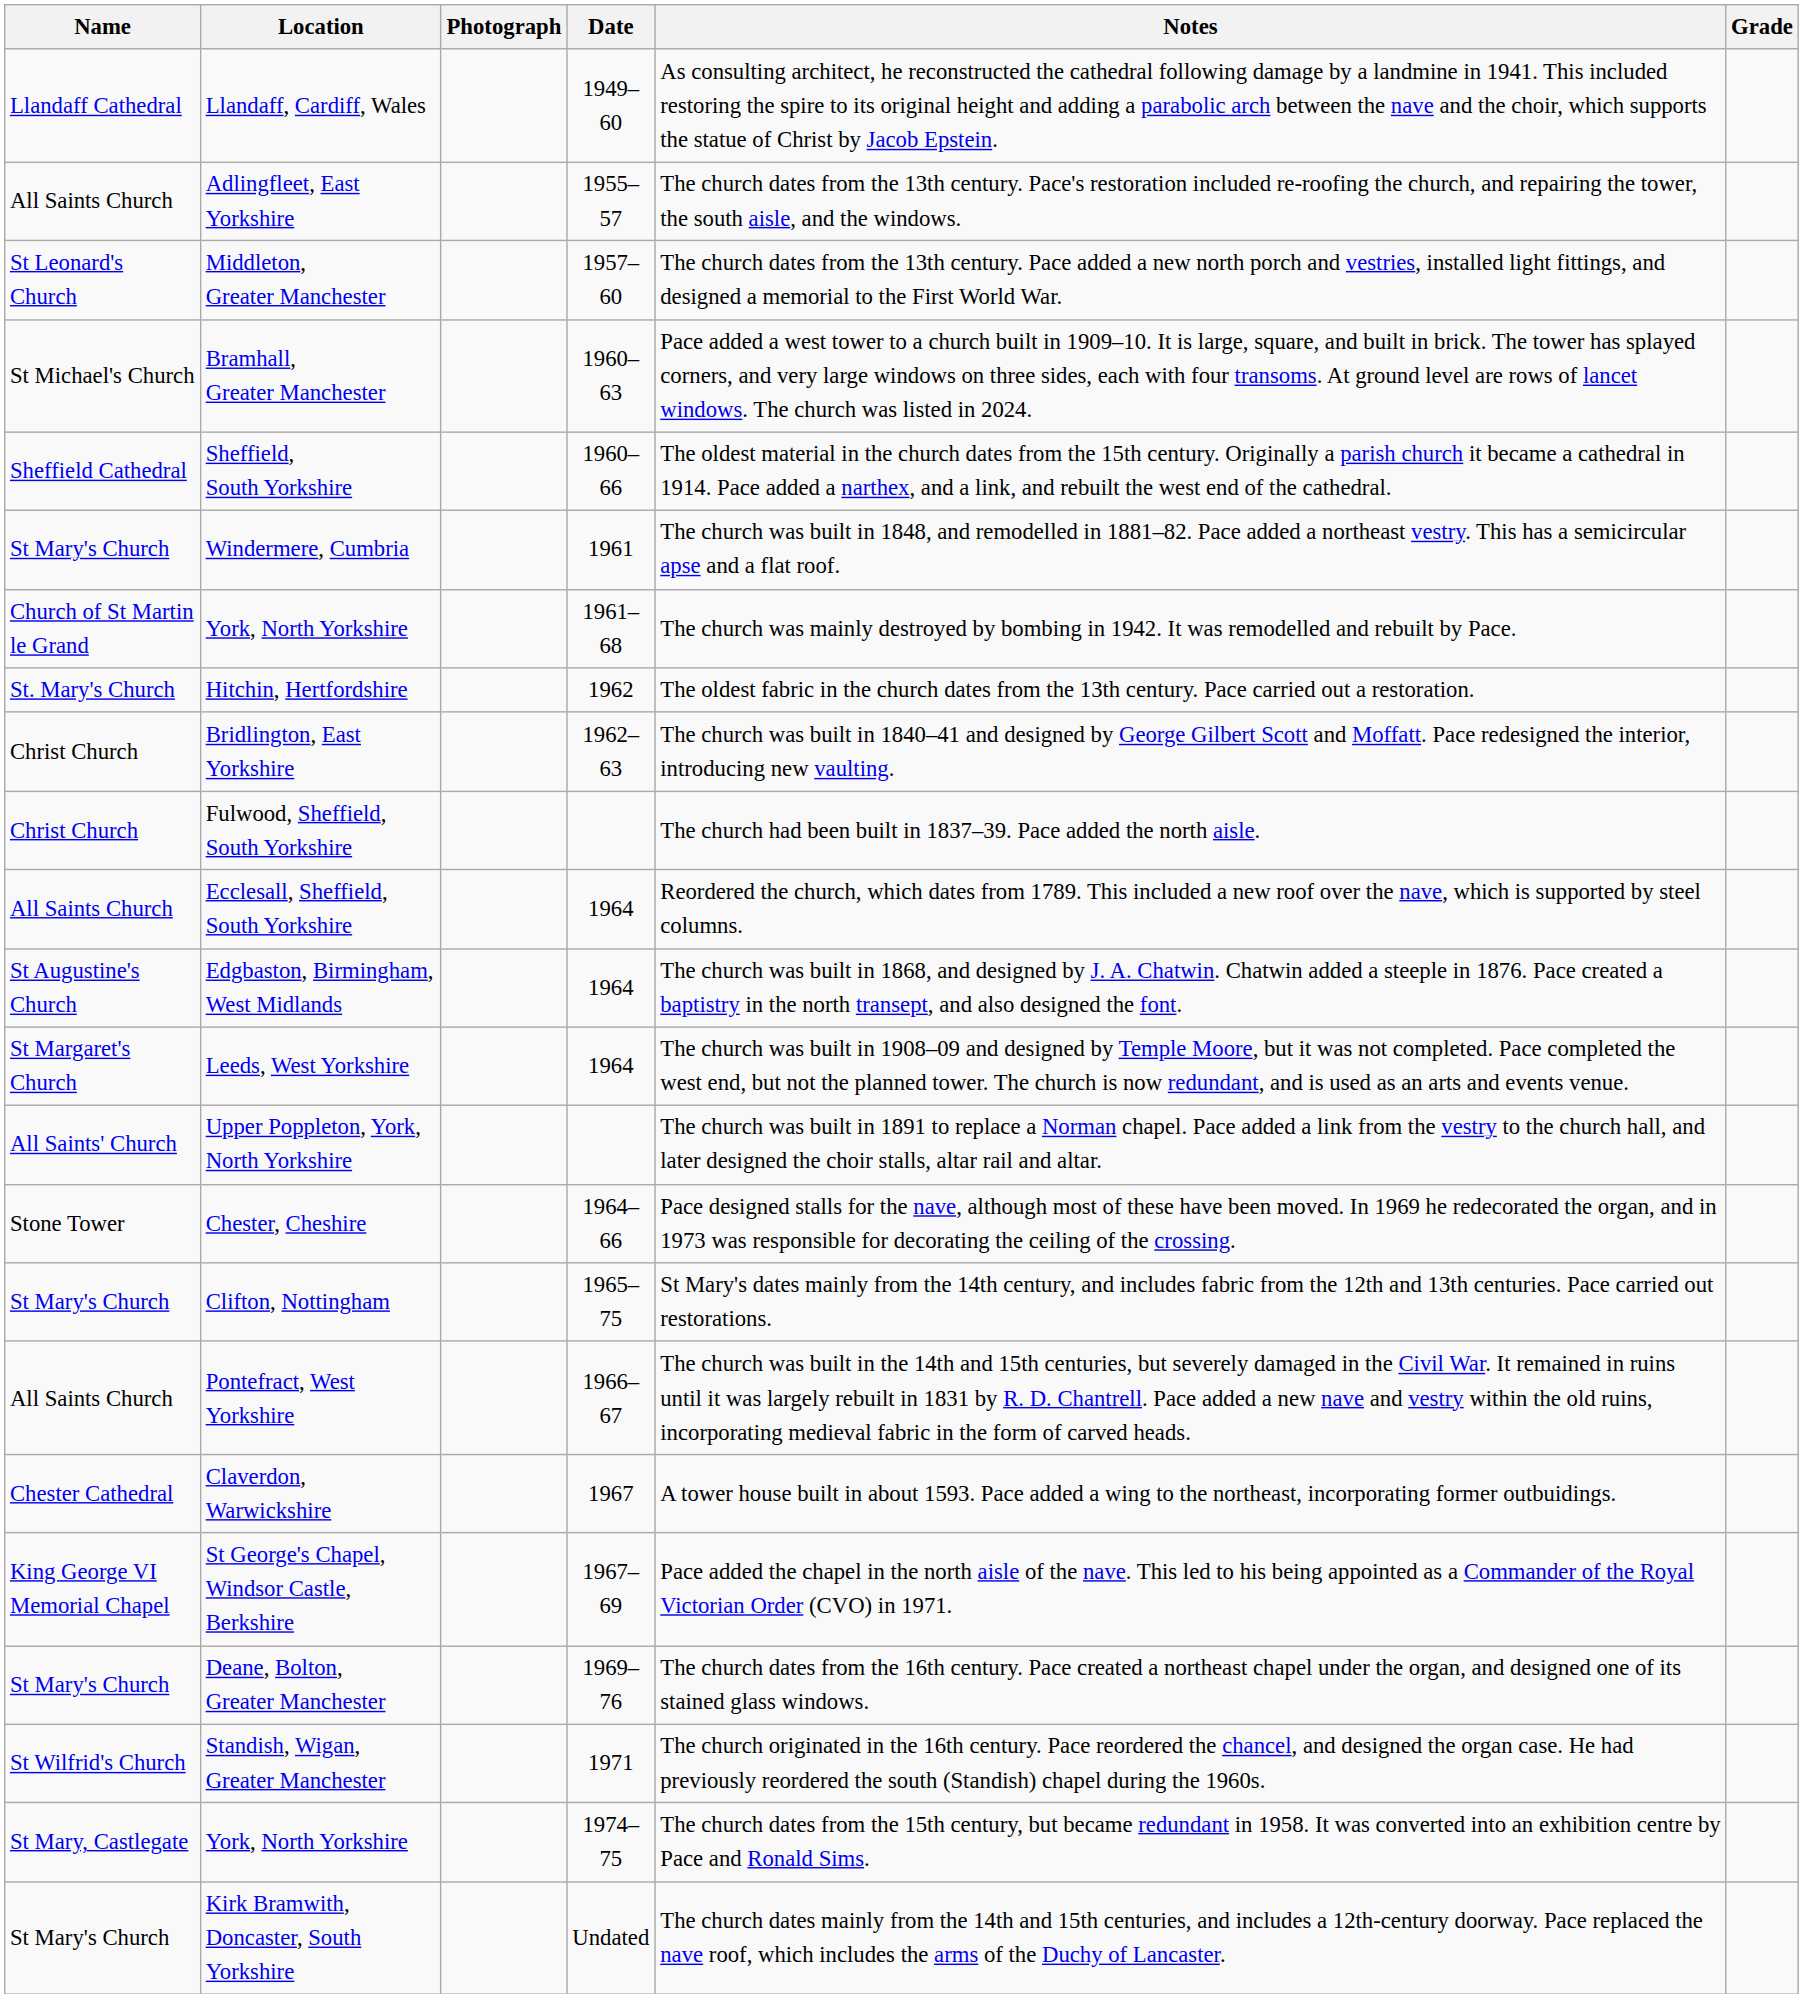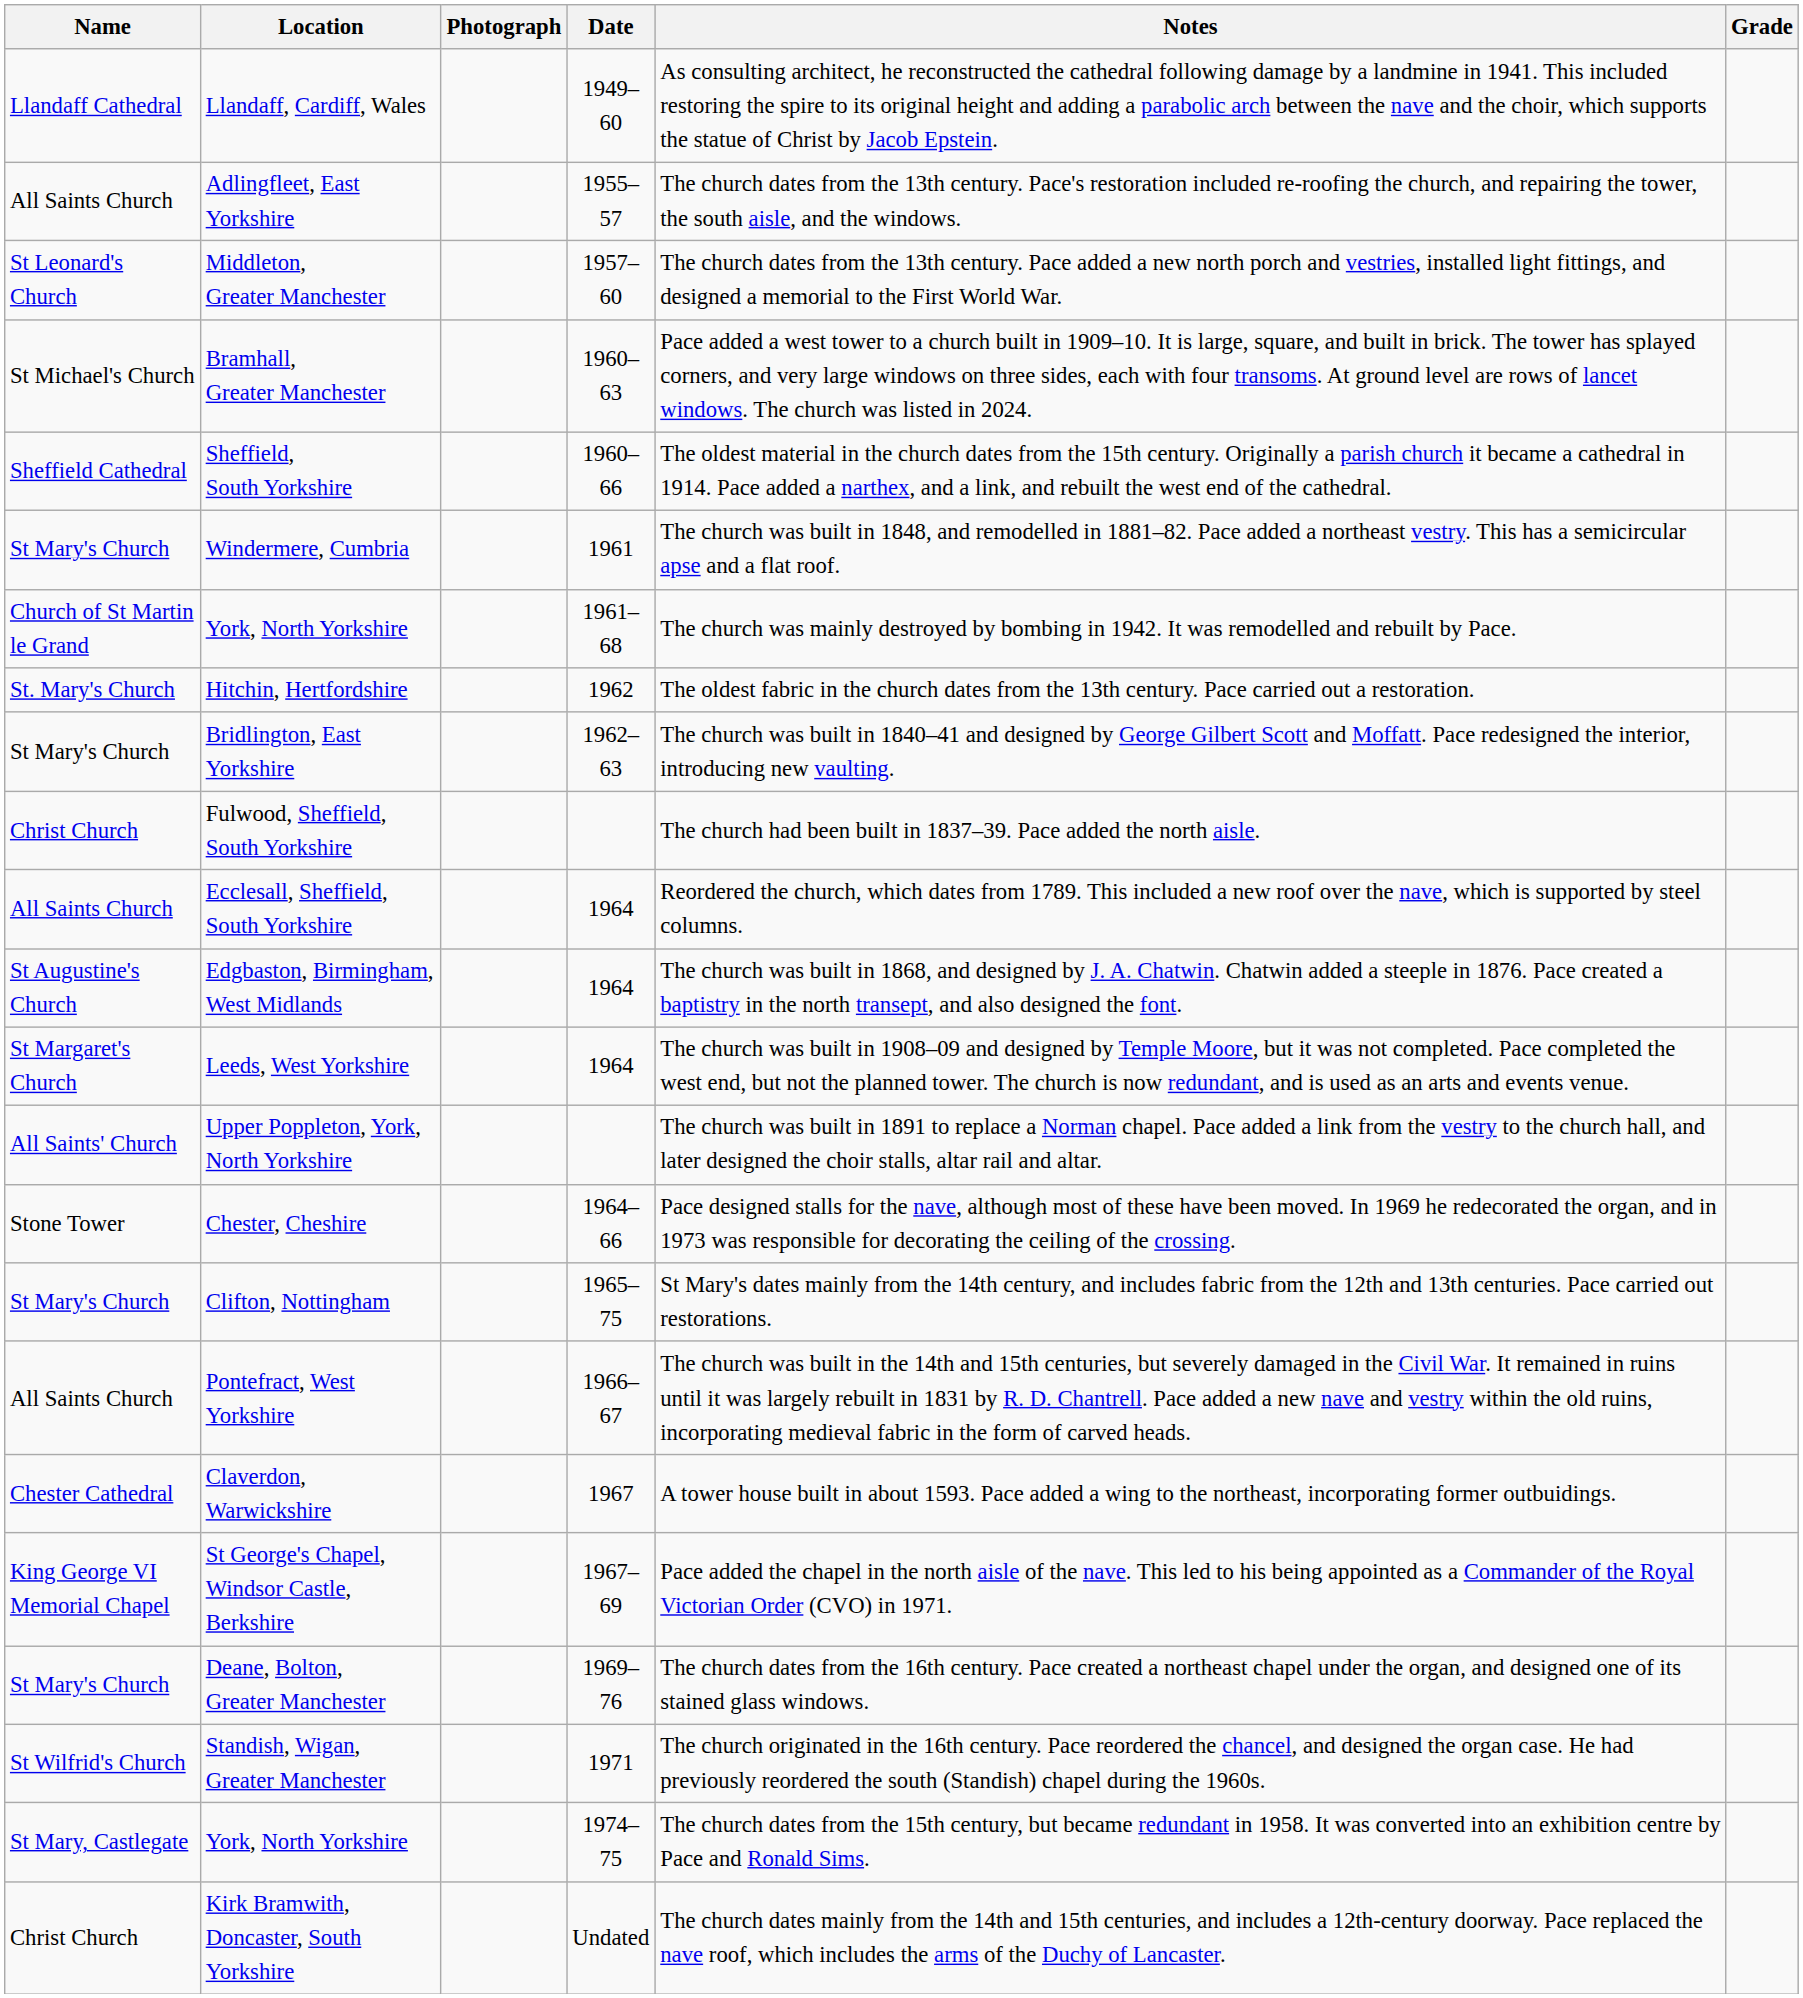(74, 751) Christ Church -> (90, 751) St Mary's Church
(90, 1937) St Mary's Church -> (74, 1937) Christ Church
